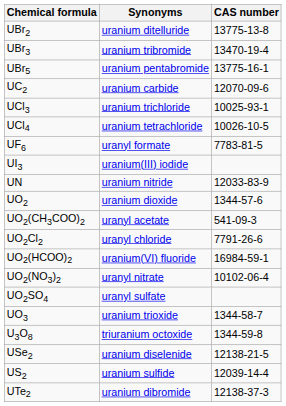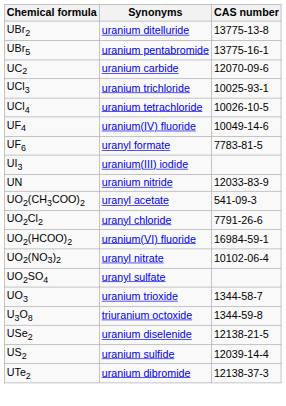- row: (19, 50)
+ row: (16, 127)
- row: (17, 201)
